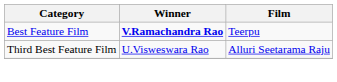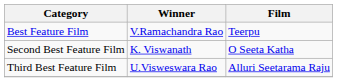(172, 31) bold -> (176, 31) normal
+ row: (66, 49)
